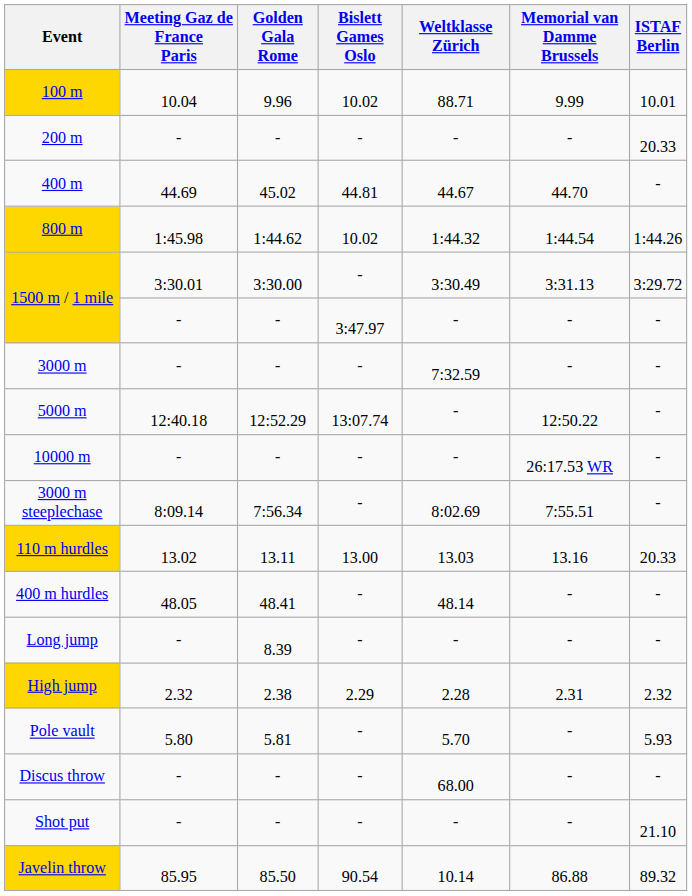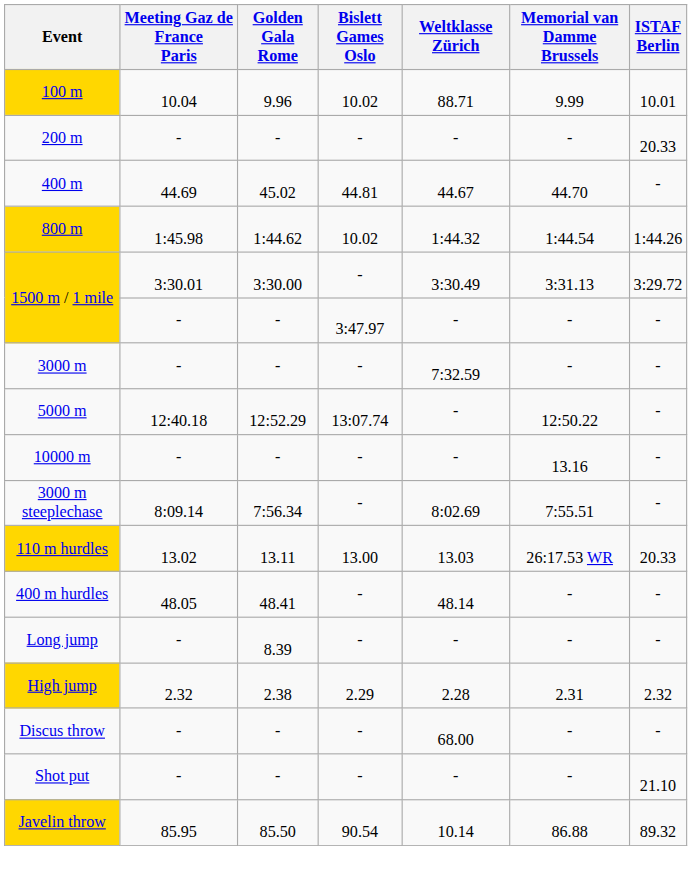(570, 467) 26:17.53 WR -> (570, 467) 13.16
(570, 558) 13.16 -> (570, 558) 26:17.53 WR
- row: (62, 731)
